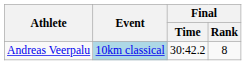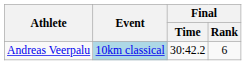(224, 50) 8 -> (224, 50) 6
